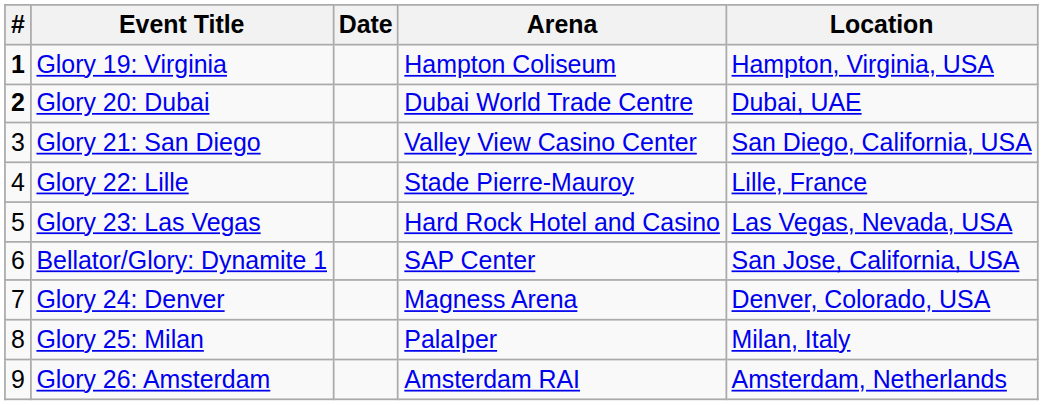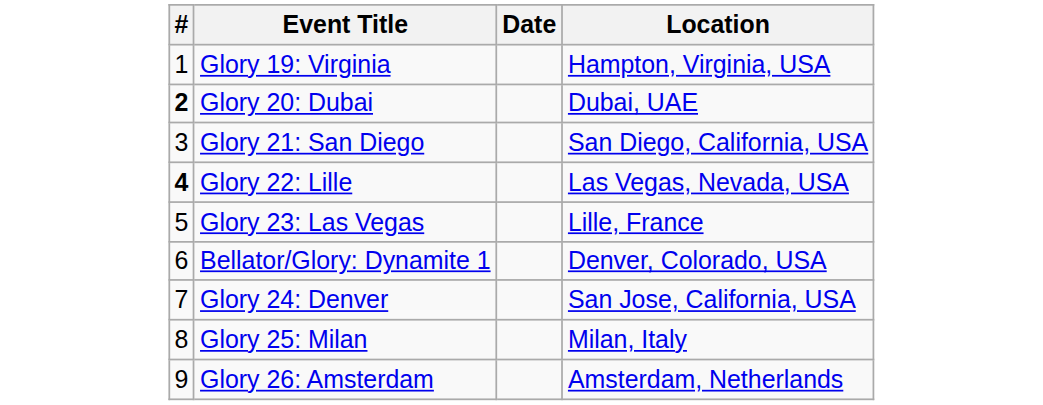- column: (562, 25)
(18, 64) bold -> (181, 64) normal
(18, 182) normal -> (181, 182) bold
(799, 182) Lille, France -> (708, 182) Las Vegas, Nevada, USA
(872, 222) Las Vegas, Nevada, USA -> (636, 222) Lille, France
(875, 261) San Jose, California, USA -> (697, 261) Denver, Colorado, USA
(861, 300) Denver, Colorado, USA -> (712, 300) San Jose, California, USA
